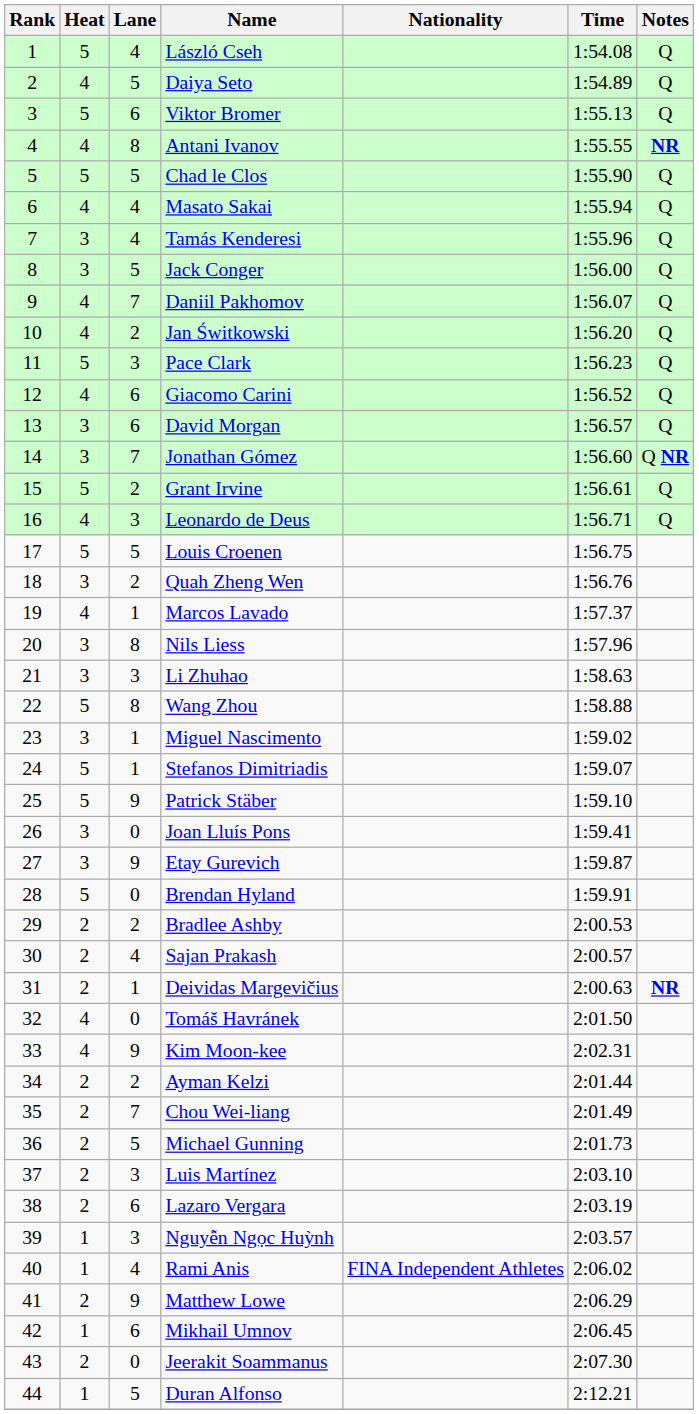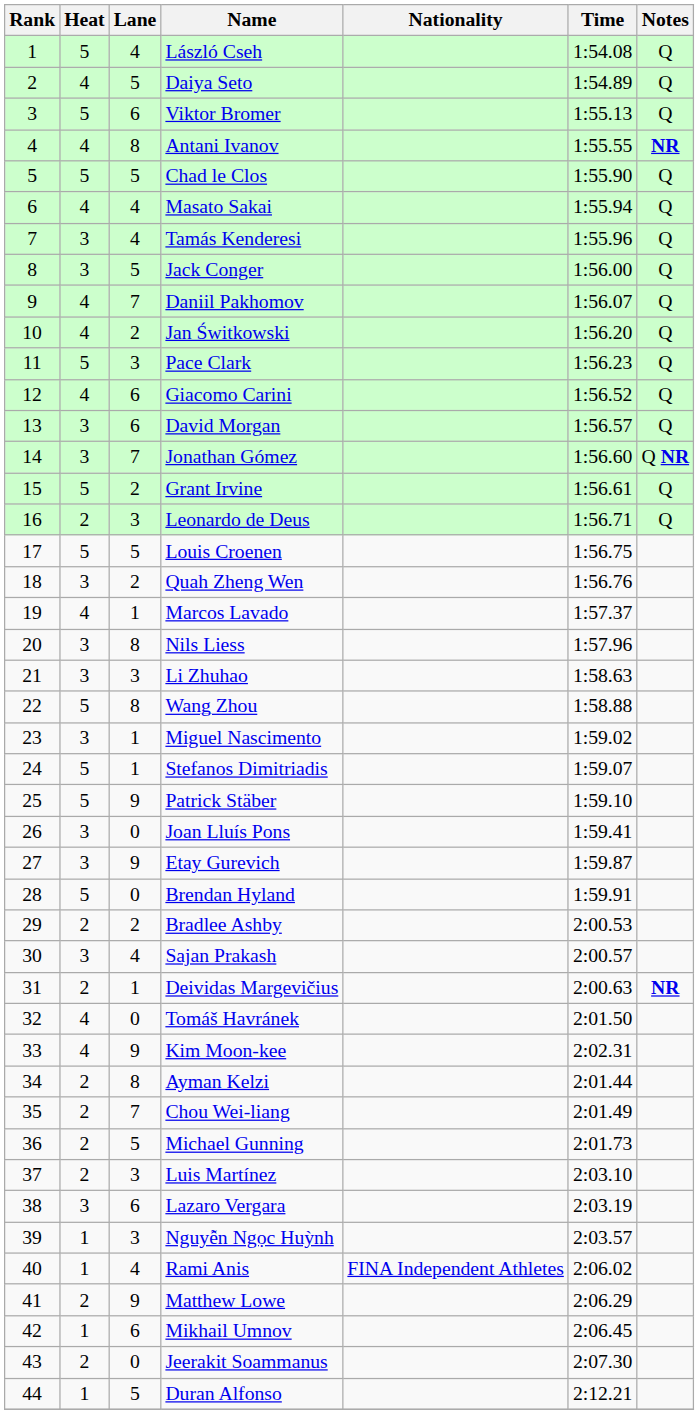(84, 519) 4 -> (84, 519) 2
(84, 956) 2 -> (84, 956) 3
(135, 1081) 2 -> (135, 1081) 8
(84, 1206) 2 -> (84, 1206) 3
